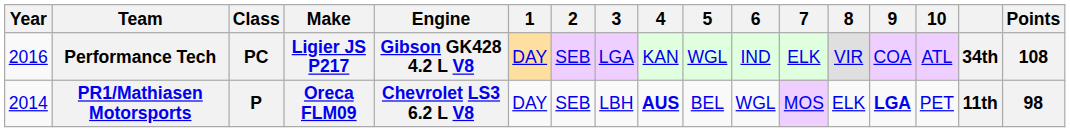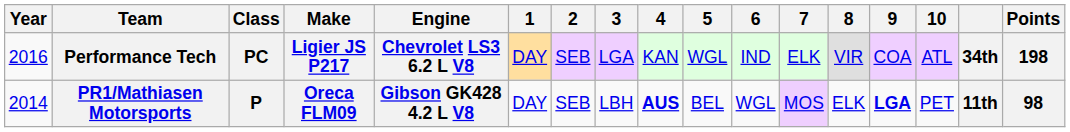(441, 56) Gibson GK428 4.2 L V8 -> (441, 56) Chevrolet LS3 6.2 L V8
(1033, 56) 108 -> (1033, 56) 198
(441, 104) Chevrolet LS3 6.2 L V8 -> (441, 104) Gibson GK428 4.2 L V8
